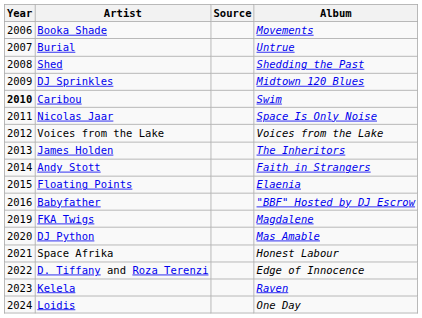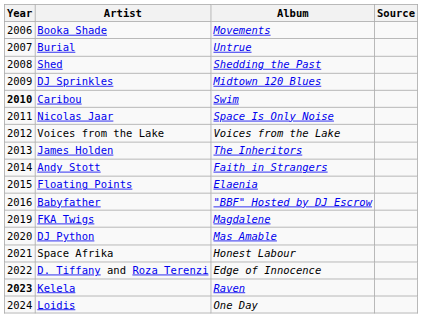columns swapped: (336, 13) <-> (233, 13)
(20, 288) normal -> (20, 288) bold
